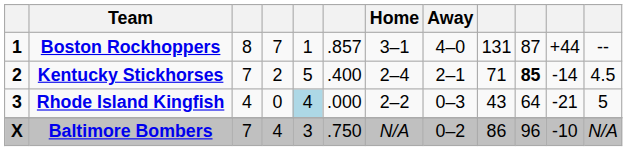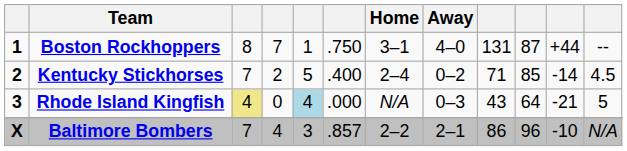(344, 46) .857 -> (344, 46) .750
(450, 74) 2–1 -> (450, 74) 0–2
(531, 74) bold -> (531, 74) normal
(247, 103) no background -> (247, 103) khaki background
(395, 103) 2–2 -> (395, 103) N/A
(344, 131) .750 -> (344, 131) .857
(395, 131) N/A -> (395, 131) 2–2
(450, 131) 0–2 -> (450, 131) 2–1
